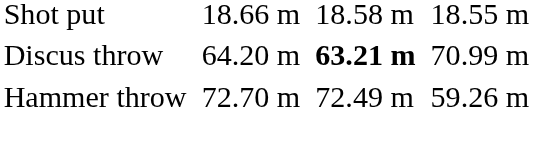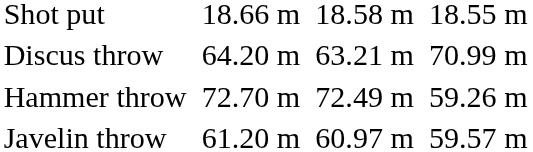(365, 55) bold -> (365, 55) normal
+ row: (85, 138)
